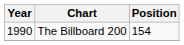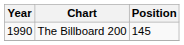(141, 31) 154 -> (141, 31) 145
